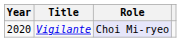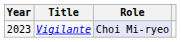(19, 29) 2020 -> (19, 29) 2023
